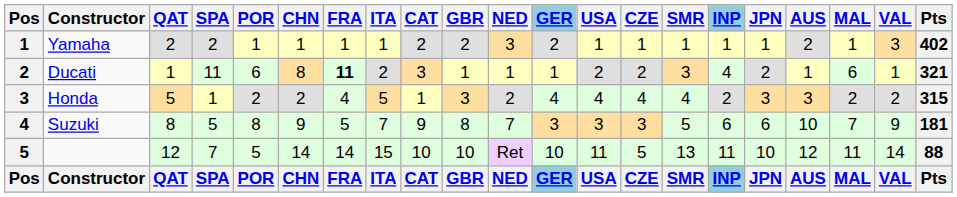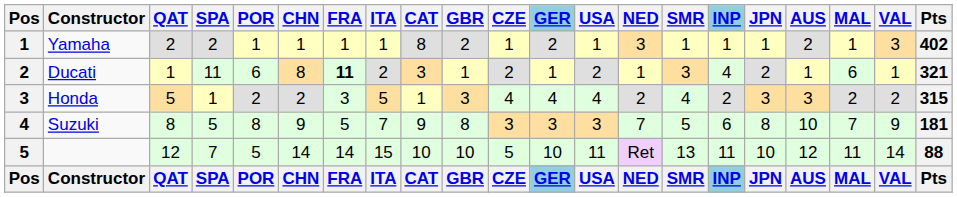columns swapped: (510, 18) <-> (642, 18)
(421, 44) 2 -> (421, 44) 8
(345, 98) 4 -> (345, 98) 3
(765, 125) 6 -> (765, 125) 8
